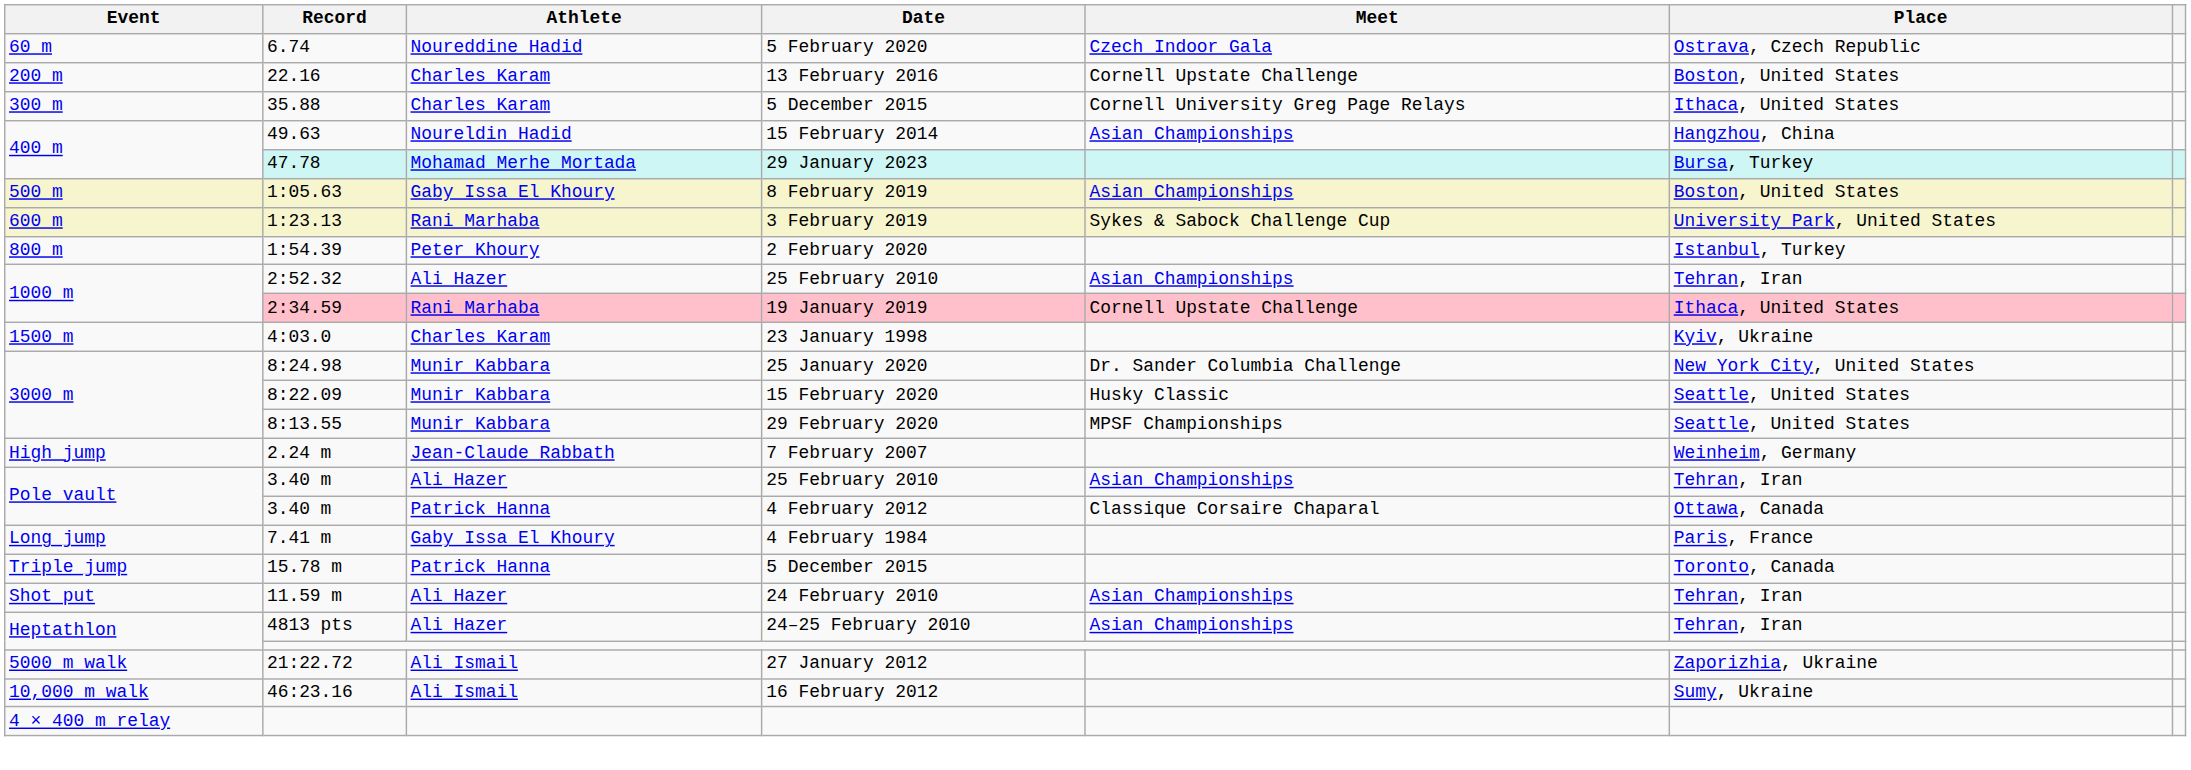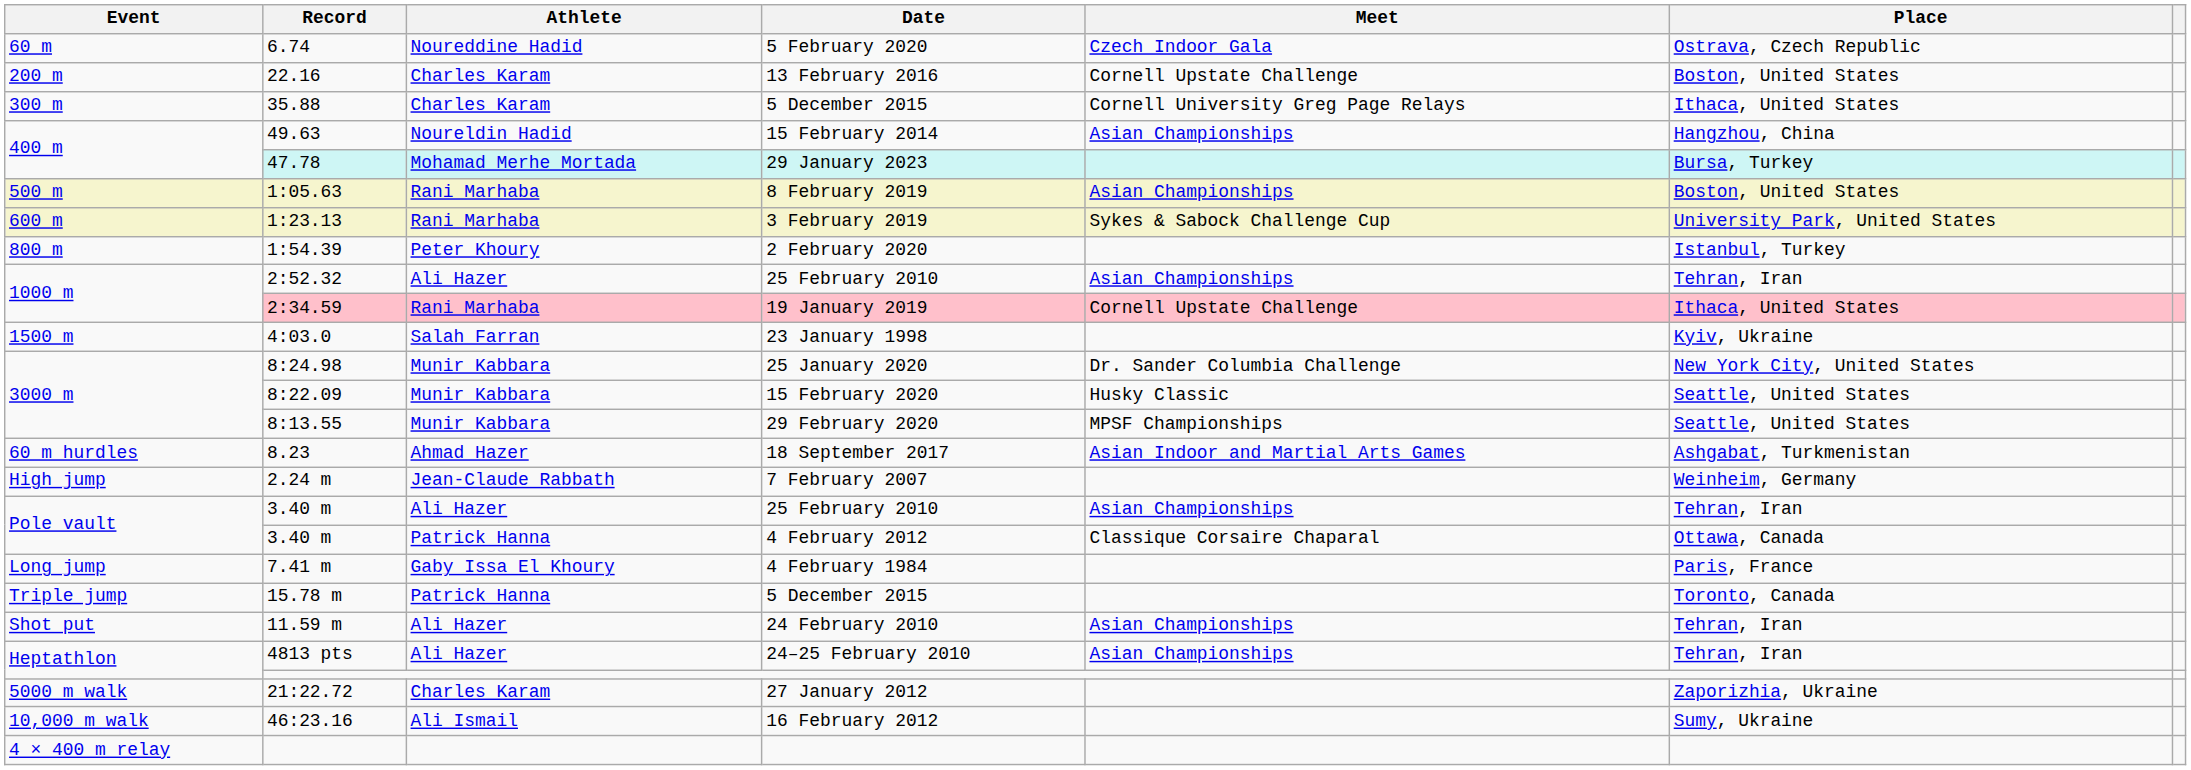(513, 193) Gaby Issa El Khoury -> (475, 193) Rani Marhaba
(480, 338) Charles Karam -> (475, 338) Salah Farran
+ row: (288, 453)
(464, 664) Ali Ismail -> (480, 693) Charles Karam
